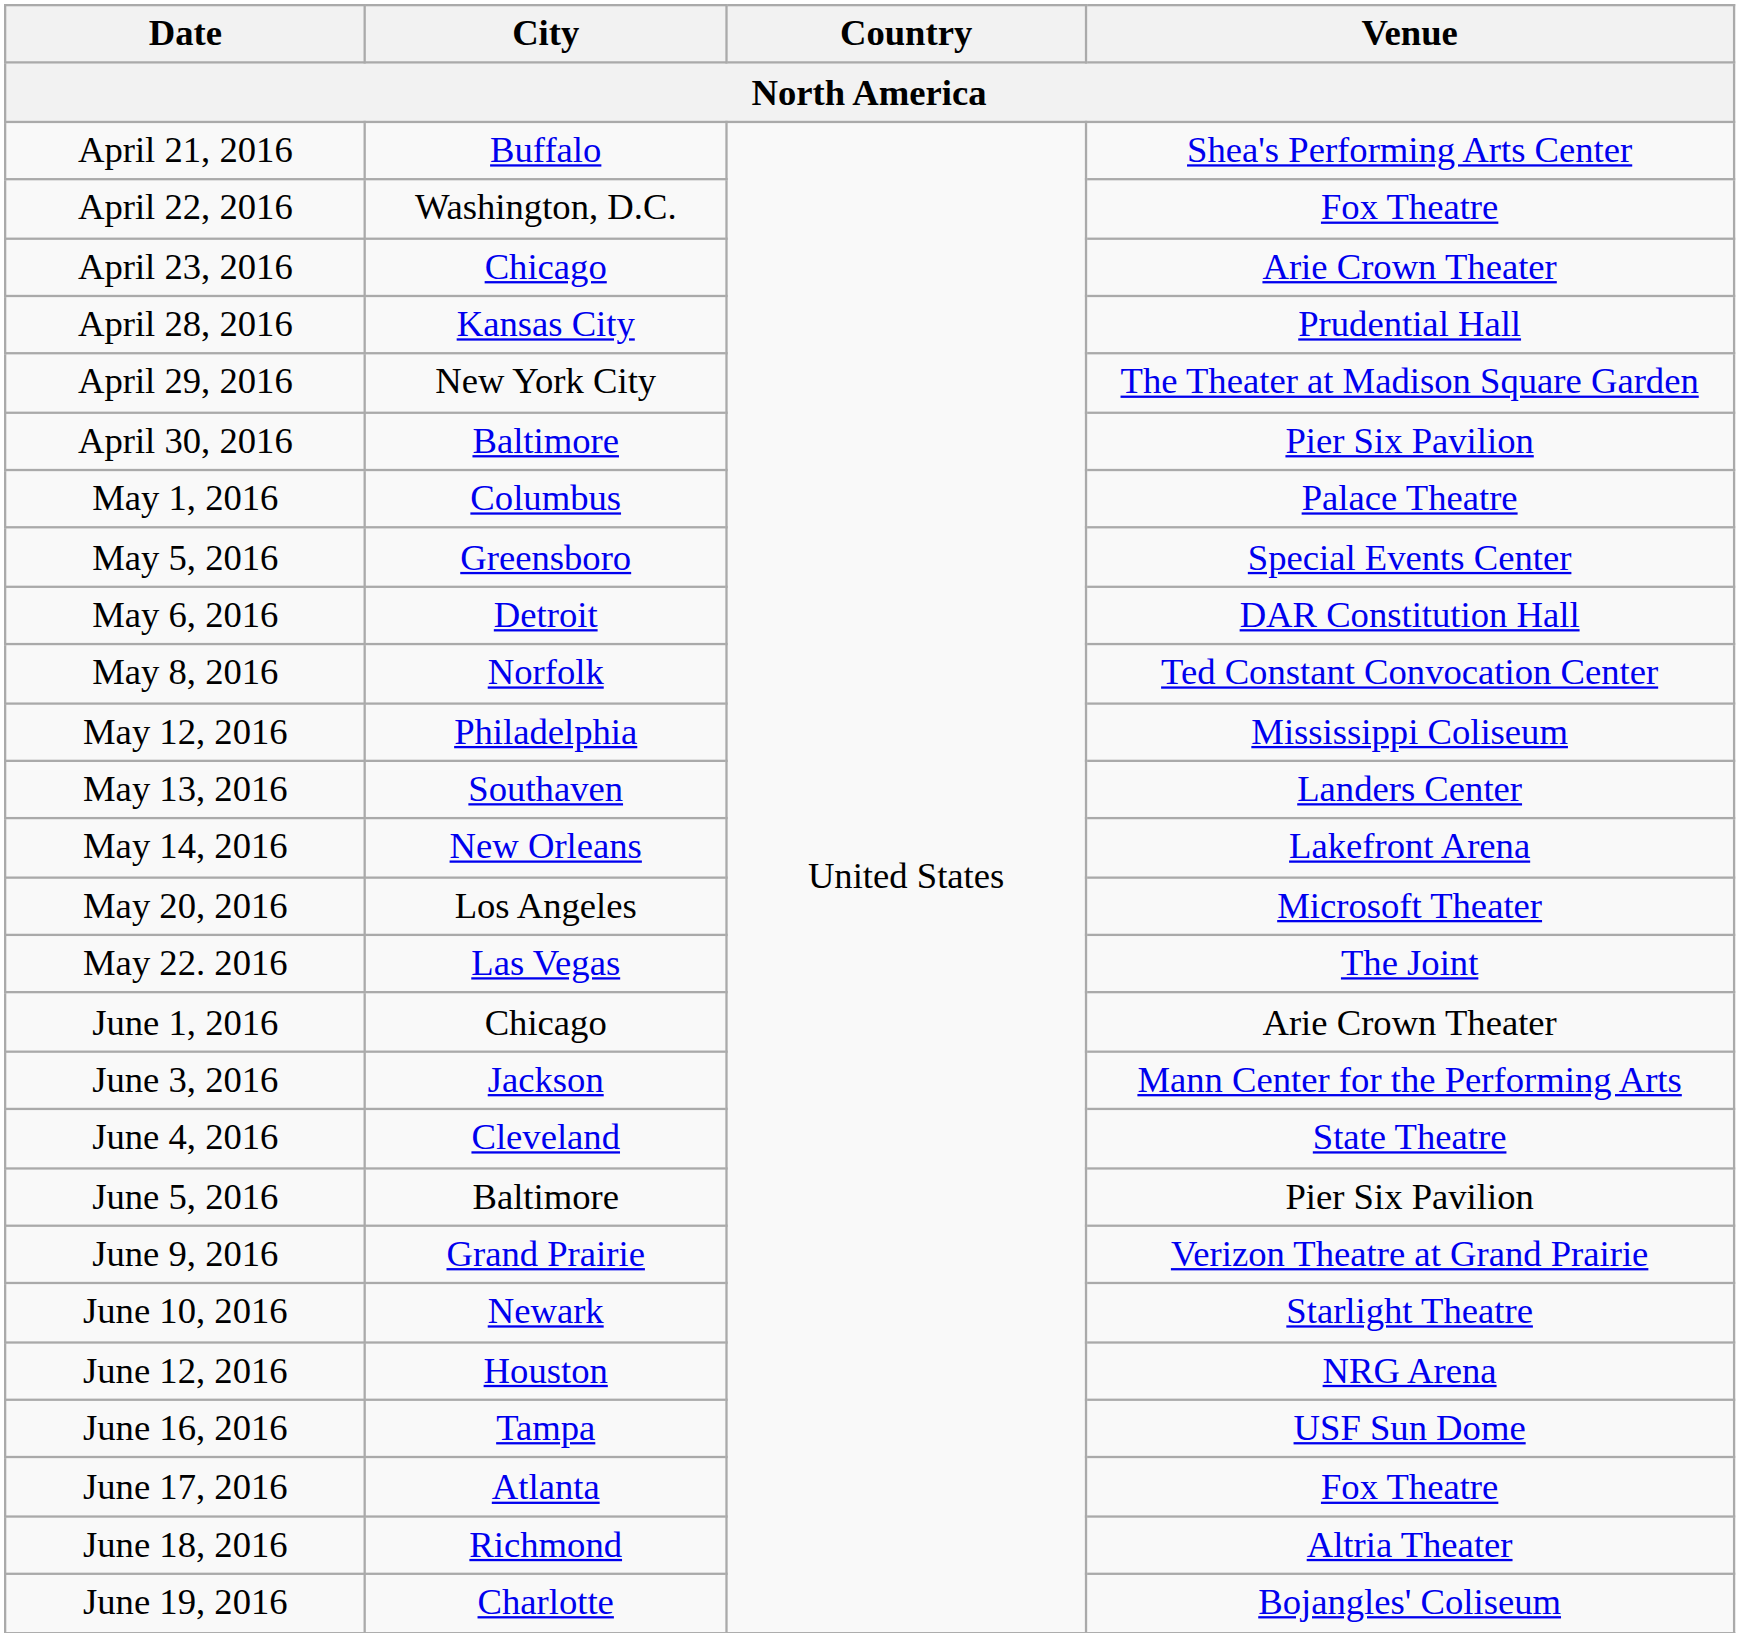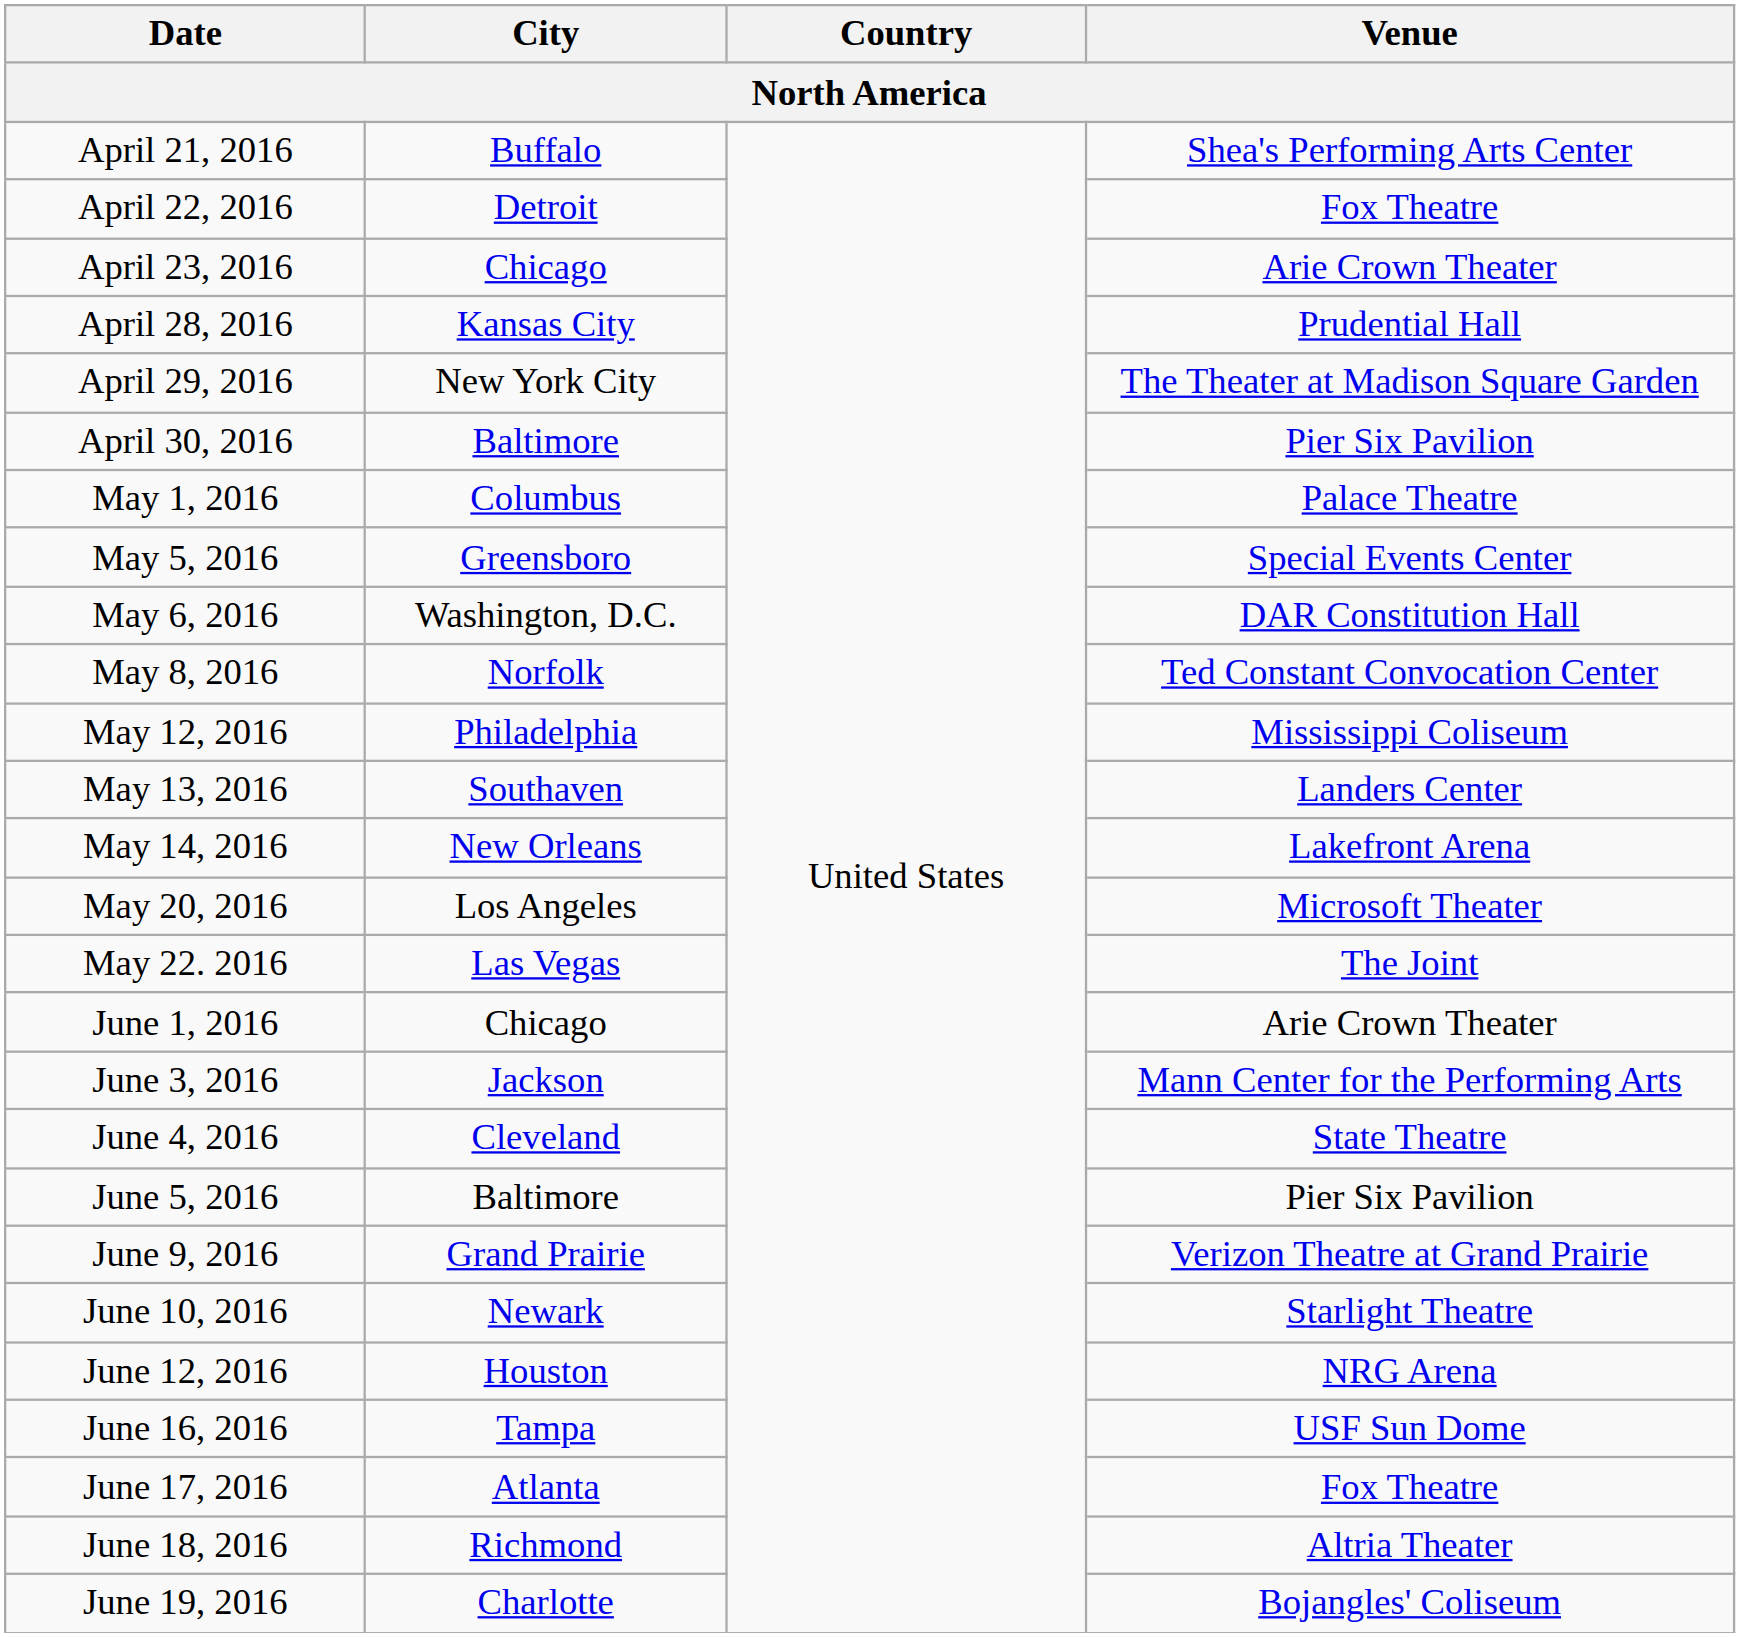(546, 207) Washington, D.C. -> (546, 207) Detroit
(546, 614) Detroit -> (546, 614) Washington, D.C.
